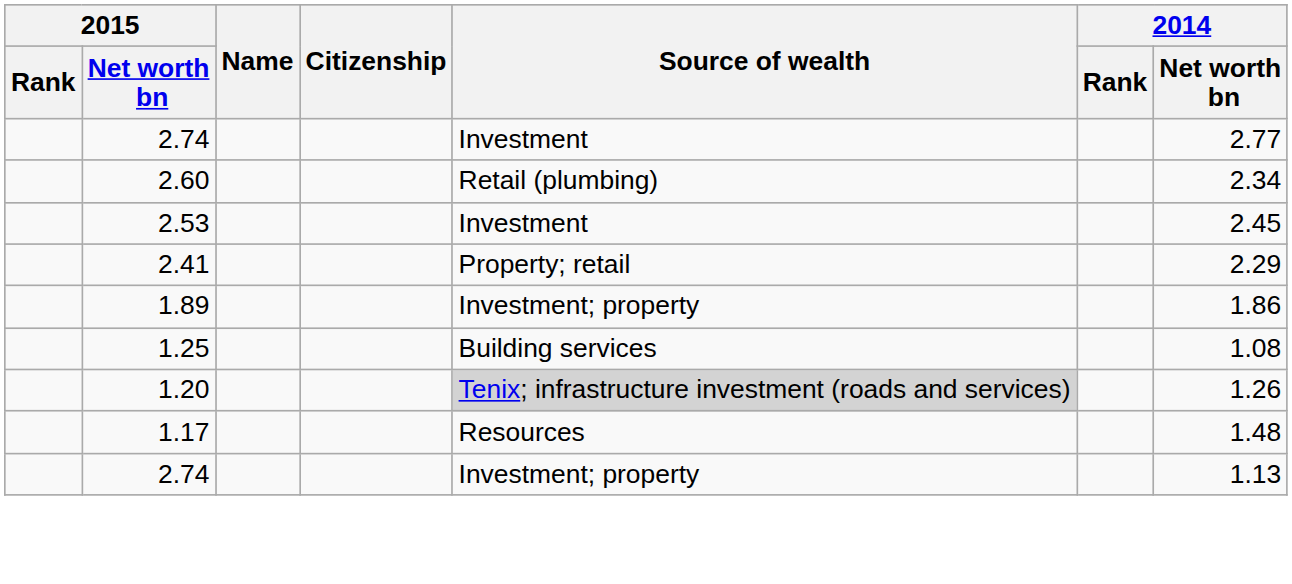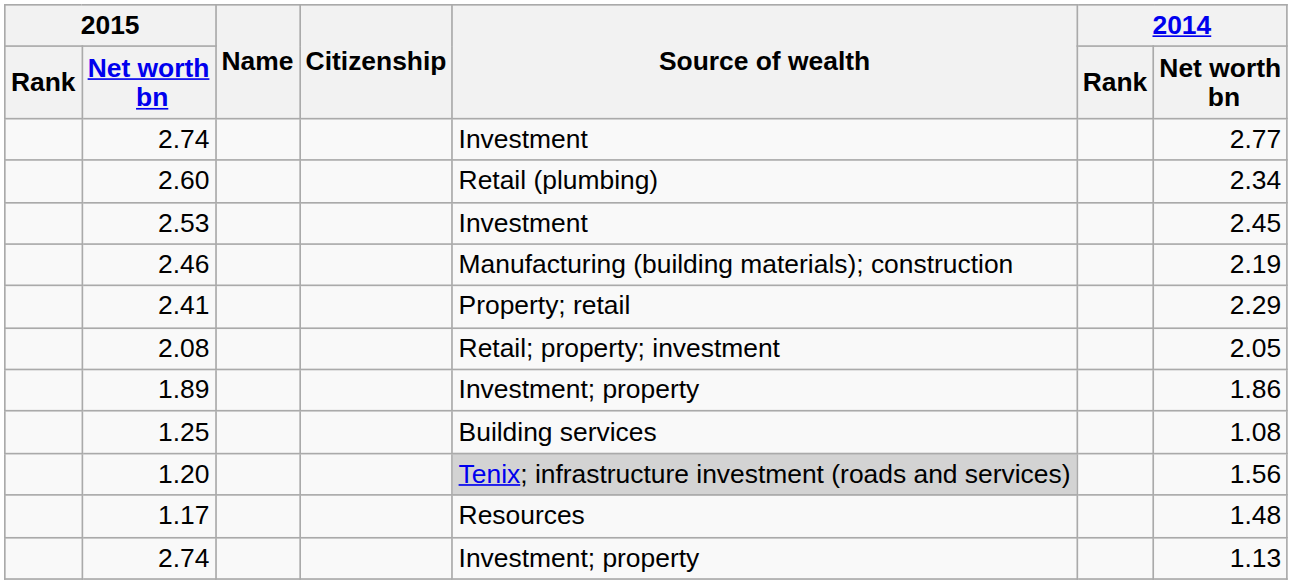+ row: (43, 265)
+ row: (43, 349)
(1255, 390) 1.26 -> (1255, 473) 1.56
